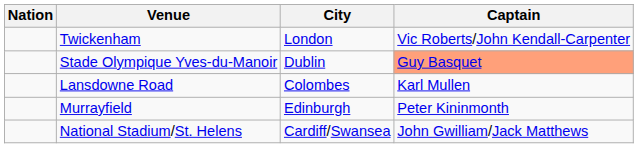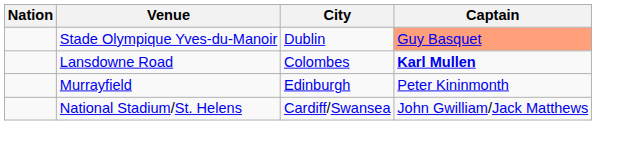- row: (100, 39)
(434, 85) normal -> (436, 62) bold
